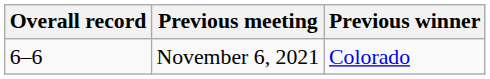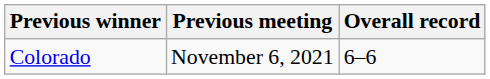columns swapped: (78, 21) <-> (405, 21)
